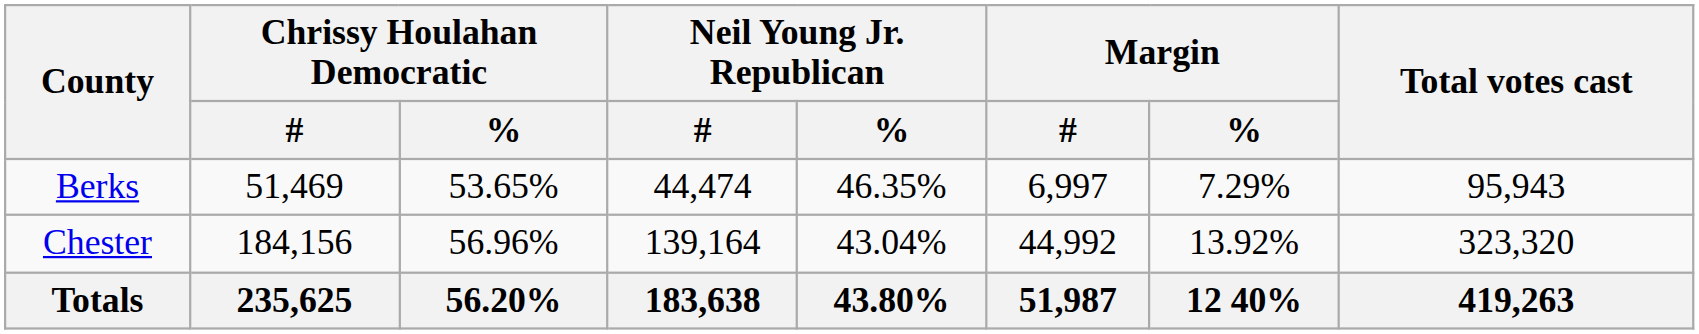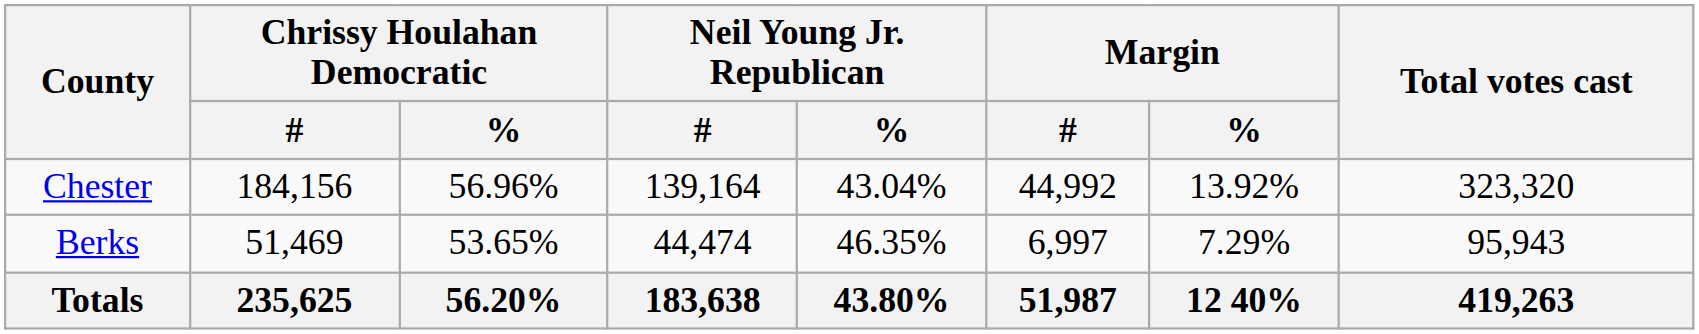rows swapped: (98, 186) <-> (97, 242)
